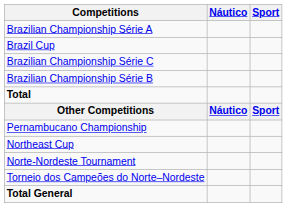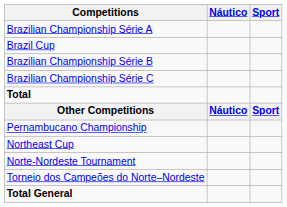rows swapped: (80, 78) <-> (80, 62)
